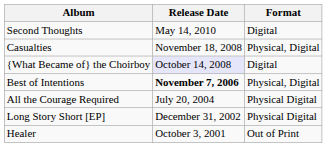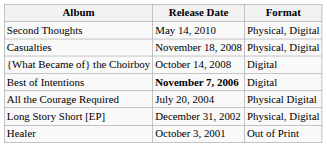(262, 30) Digital -> (283, 30) Physical, Digital
(193, 64) lavender background -> (193, 64) no background
(283, 82) Physical, Digital -> (262, 82) Digital
(282, 116) Physical Digital -> (283, 116) Physical, Digital
